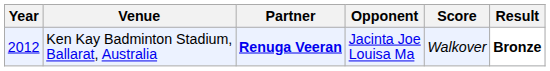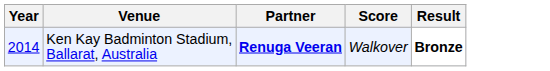- column: (385, 16)
(24, 47) 2012 -> (24, 47) 2014
